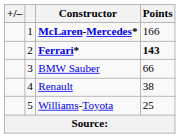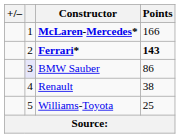(30, 68) no background -> (30, 68) lavender background
(148, 68) 66 -> (148, 68) 86
